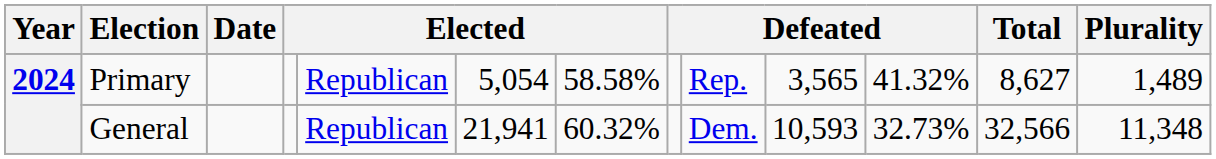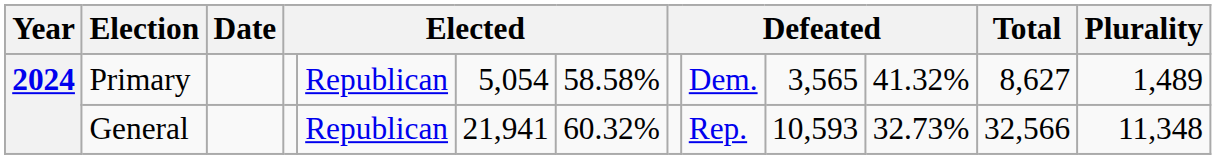(718, 79) Rep. -> (723, 79) Dem.
(723, 128) Dem. -> (718, 128) Rep.
